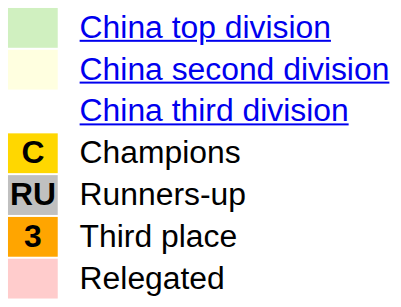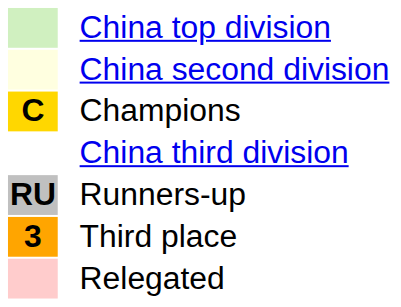rows swapped: (205, 110) <-> (151, 152)
